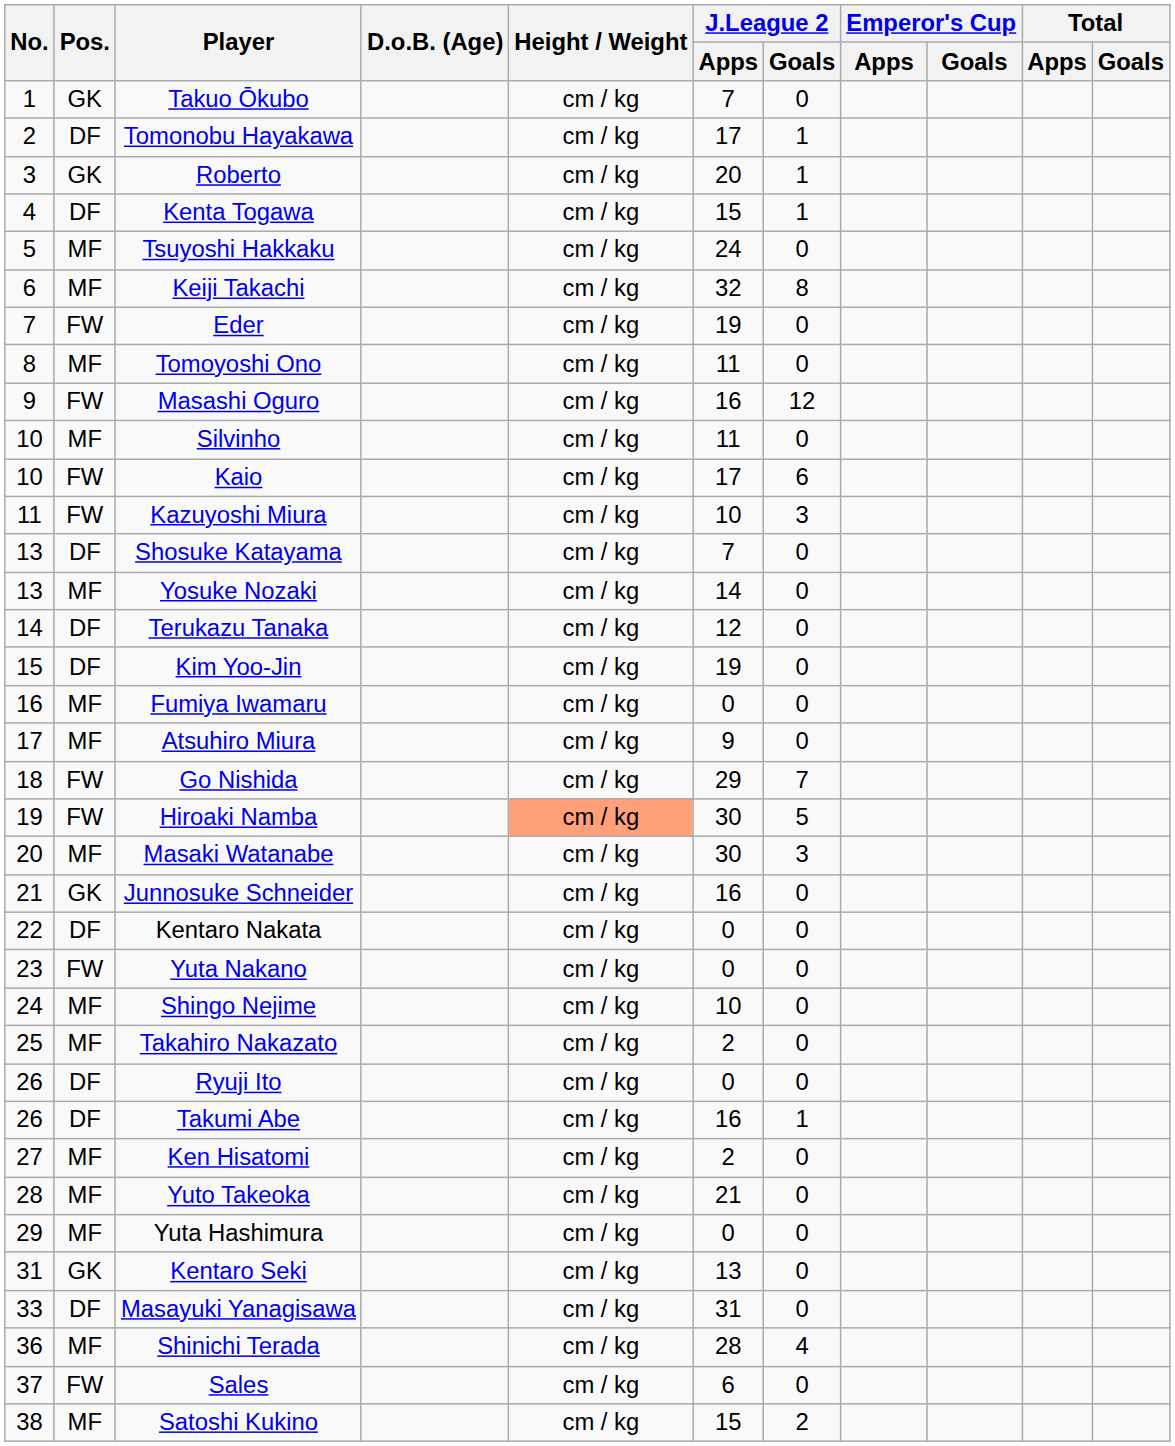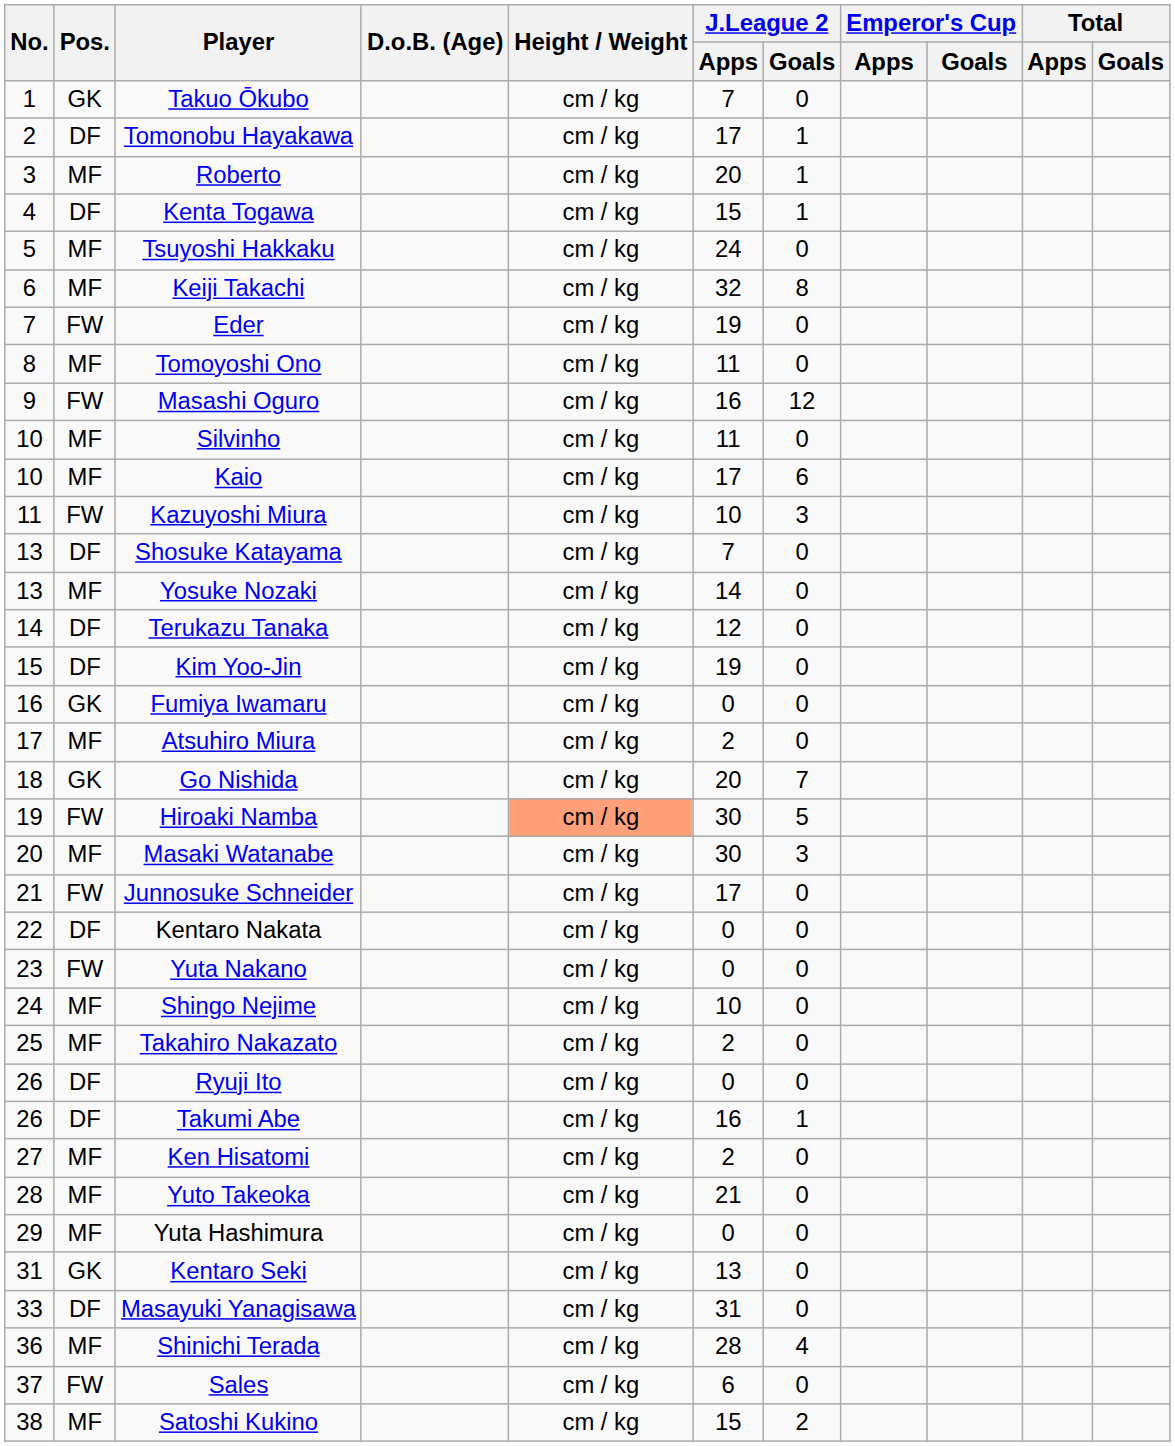(85, 174) GK -> (85, 174) MF
(85, 477) FW -> (85, 477) MF
(85, 703) MF -> (85, 703) GK
(728, 741) 9 -> (728, 741) 2
(85, 779) FW -> (85, 779) GK
(728, 779) 29 -> (728, 779) 20
(85, 893) GK -> (85, 893) FW
(728, 893) 16 -> (728, 893) 17
